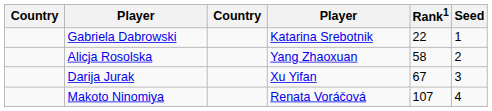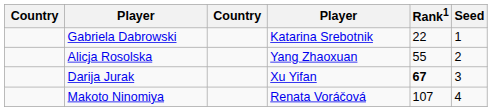(419, 57) 58 -> (419, 57) 55
(419, 77) normal -> (419, 77) bold
